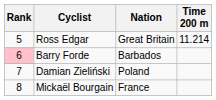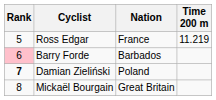(146, 39) Great Britain -> (134, 39) France
(194, 39) 11.214 -> (194, 39) 11.219
(19, 71) normal -> (19, 71) bold
(134, 87) France -> (146, 87) Great Britain
